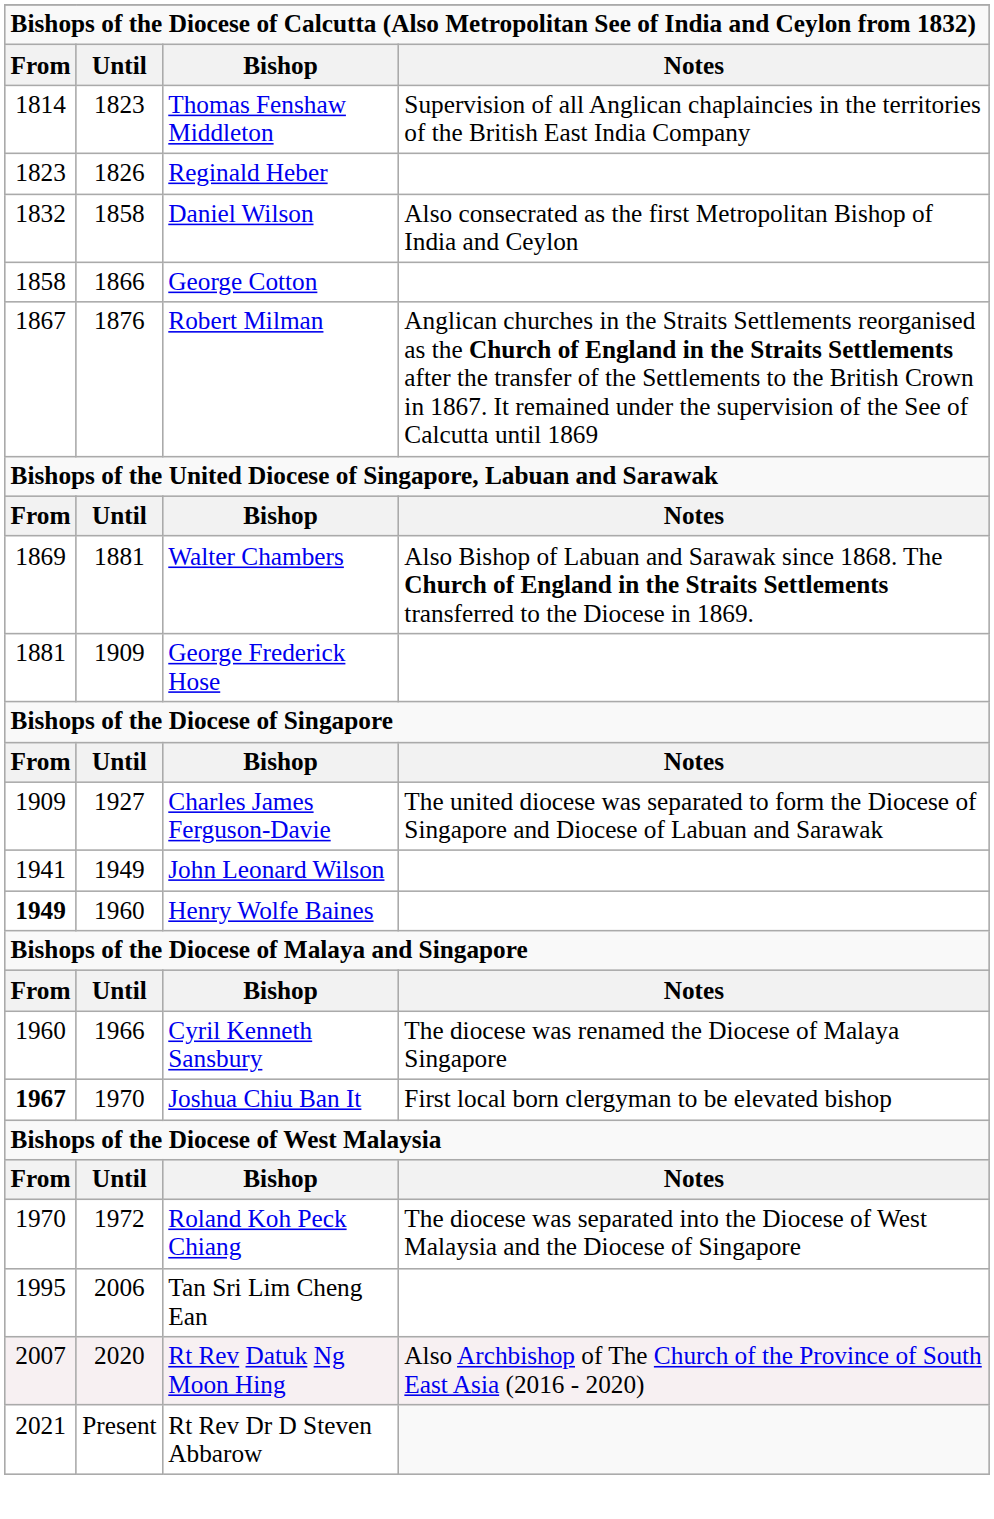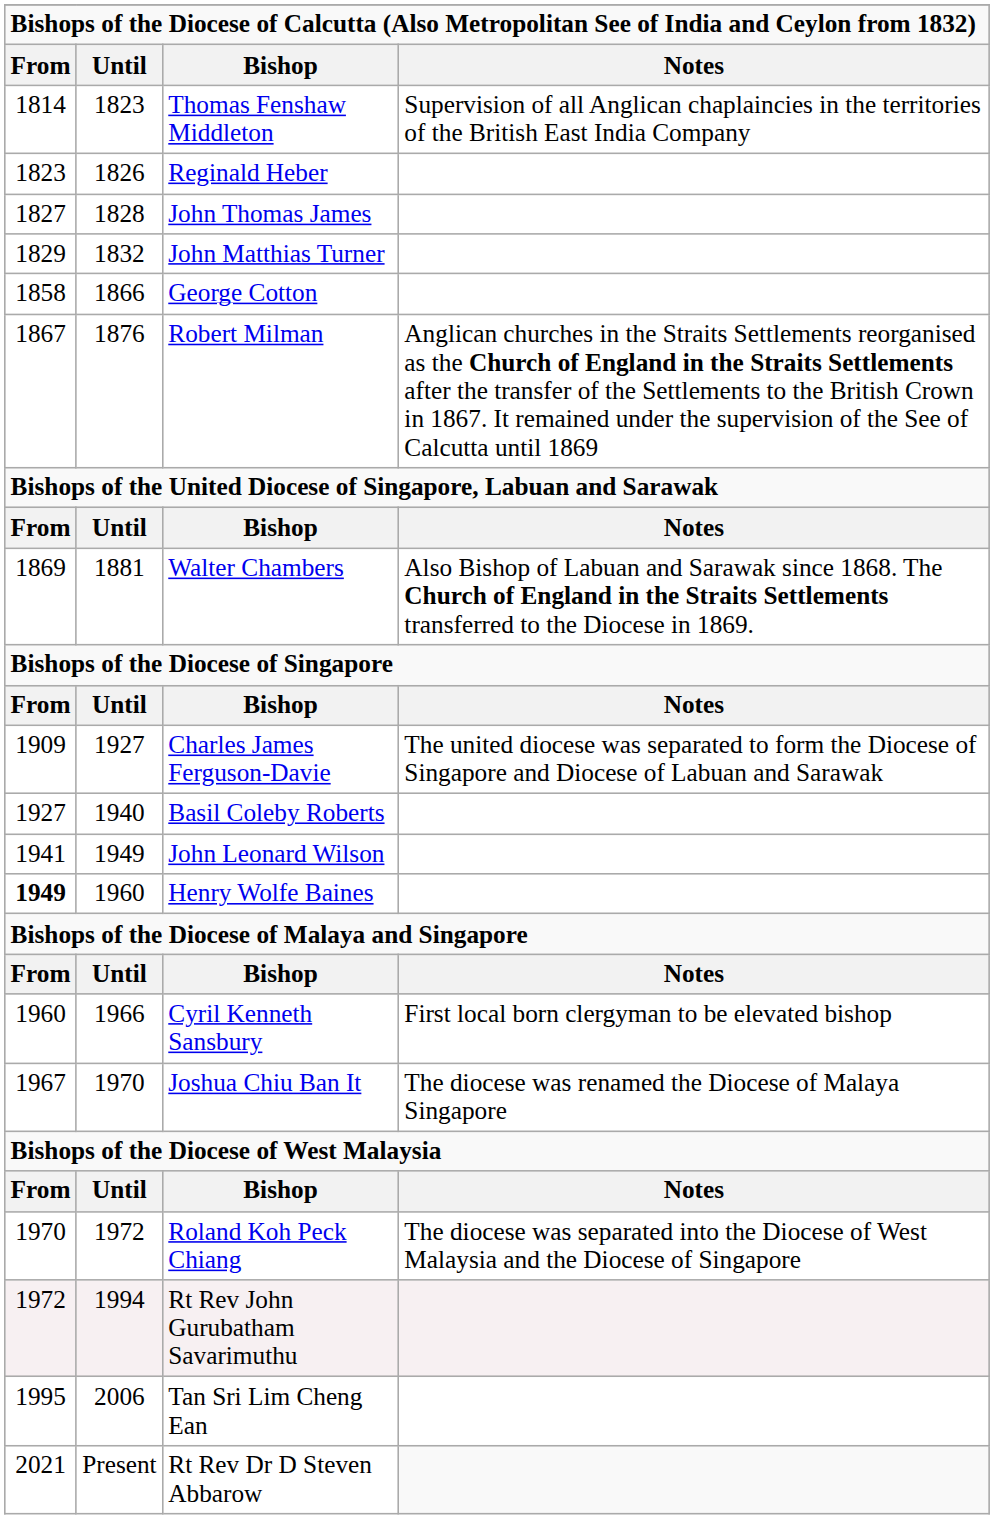+ row: (270, 213)
+ row: (276, 253)
- row: (241, 213)
- row: (257, 667)
+ row: (276, 813)
(652, 1044) The diocese was renamed the Diocese of Malaya Singapore -> (648, 1013) First local born clergyman to be elevated bishop
(41, 1099) bold -> (41, 1082) normal
(648, 1099) First local born clergyman to be elevated bishop -> (652, 1096) The diocese was renamed the Diocese of Malaya Singapore
+ row: (233, 1328)
- row: (256, 1370)
